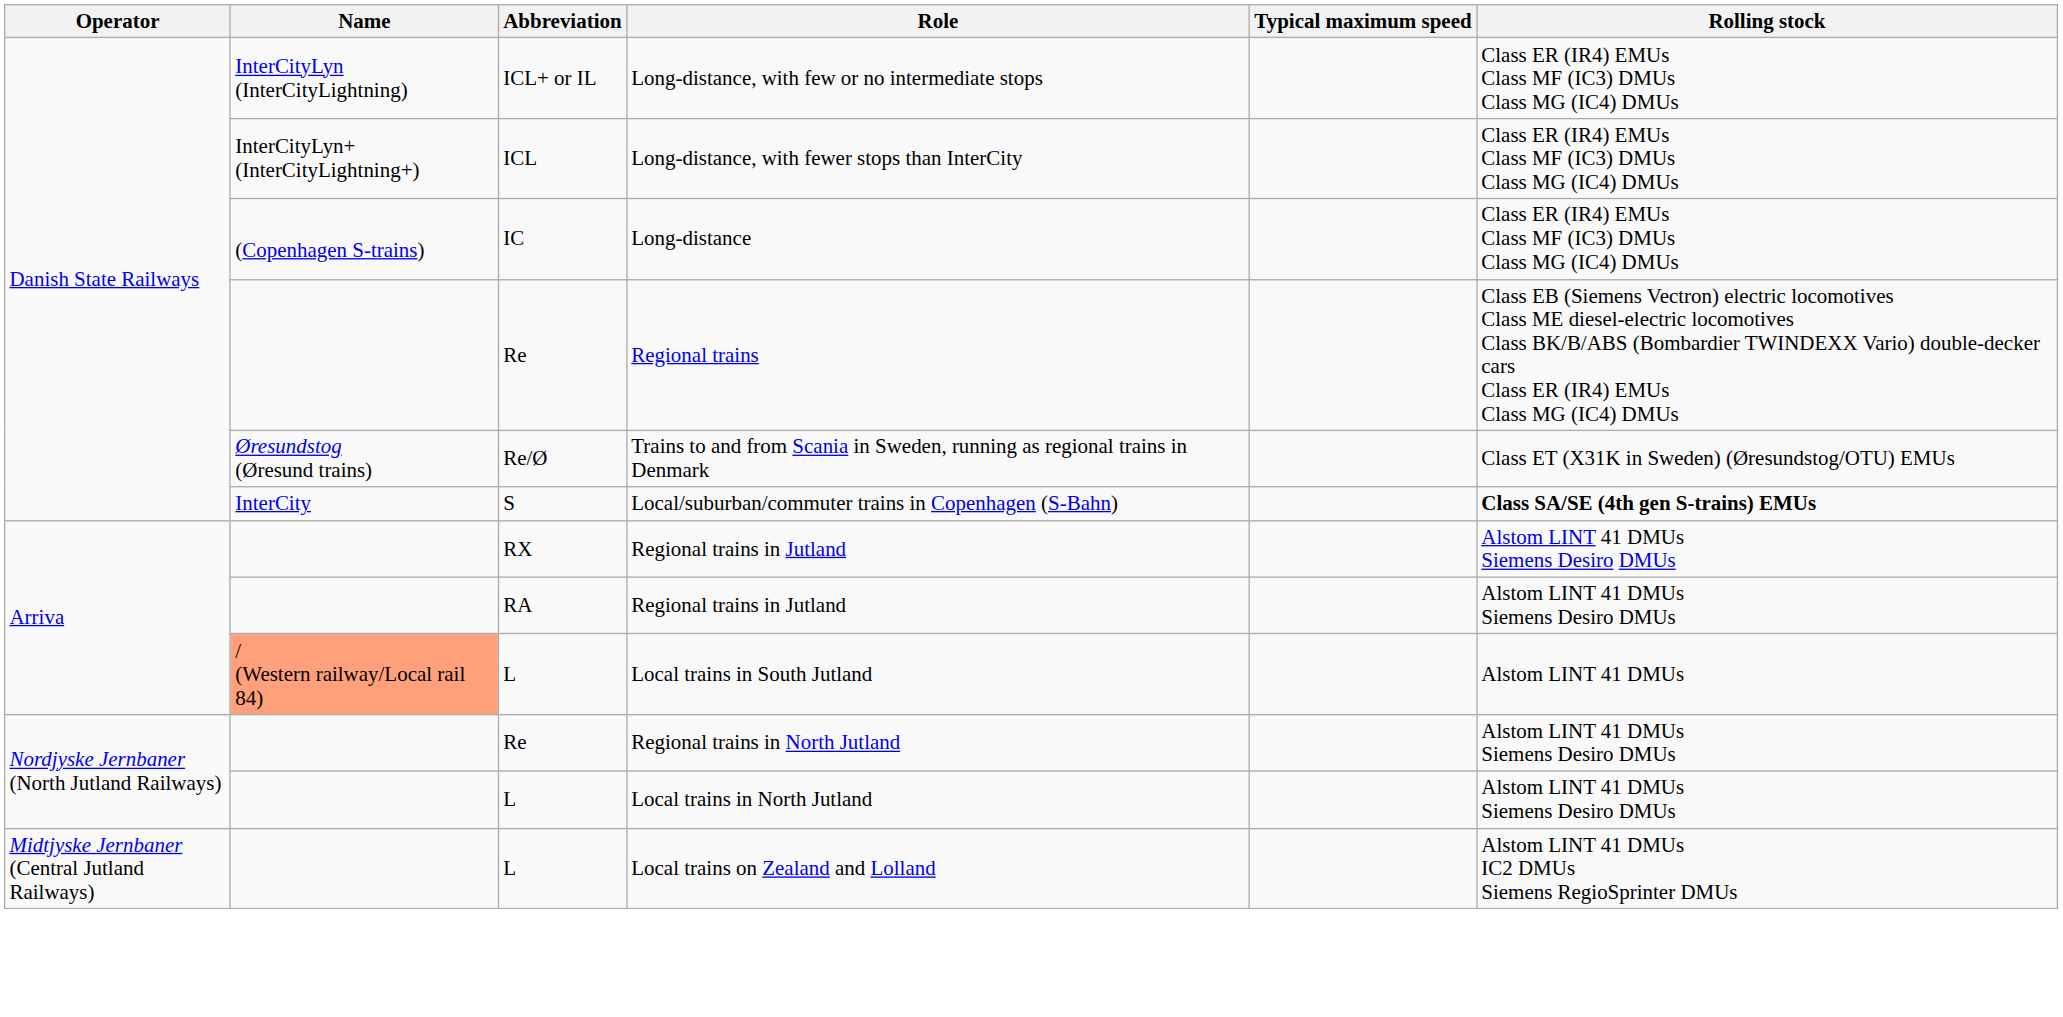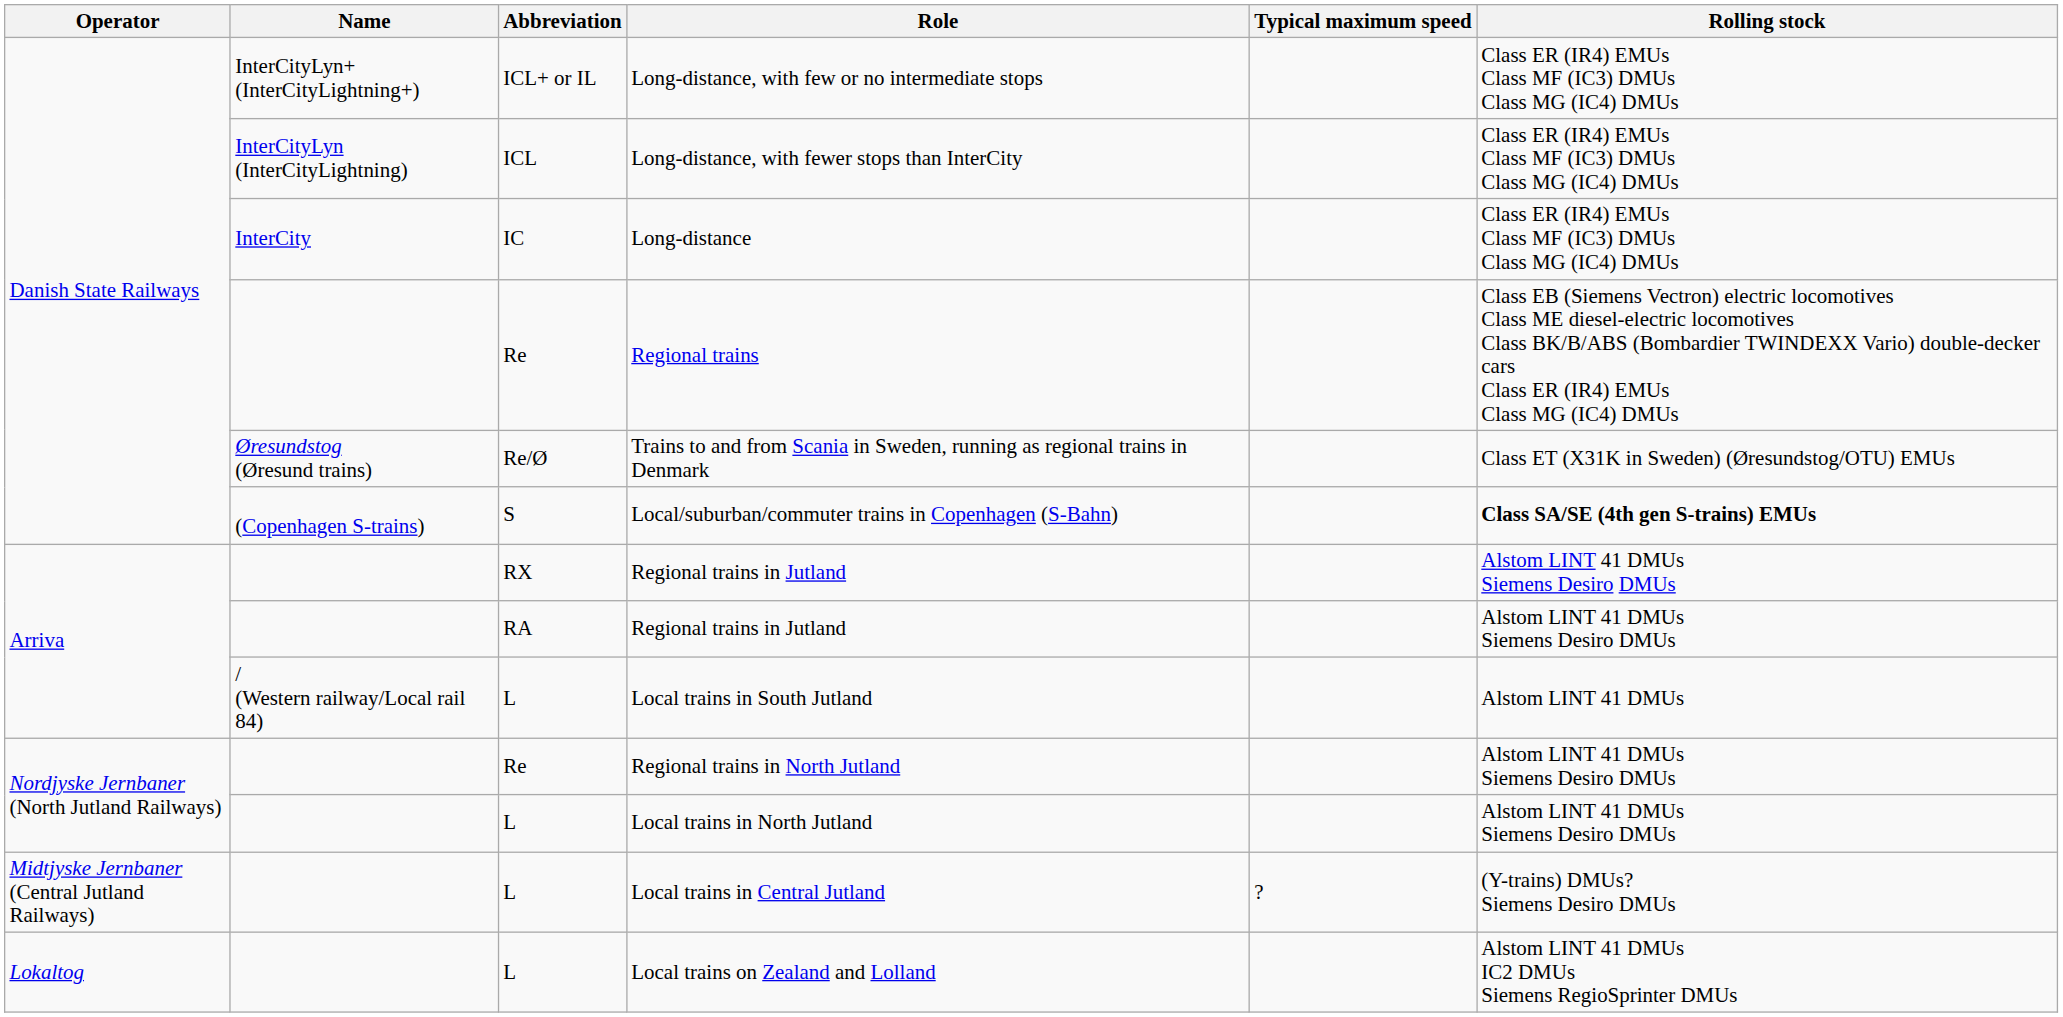(321, 77) InterCityLyn (InterCityLightning) -> (327, 77) InterCityLyn+ (InterCityLightning+)
(327, 158) InterCityLyn+ (InterCityLightning+) -> (321, 158) InterCityLyn (InterCityLightning)
(330, 250) (Copenhagen S-trains) -> (273, 238) InterCity
(273, 503) InterCity -> (330, 527) (Copenhagen S-trains)
(350, 673) lightsalmon background -> (350, 697) no background
+ row: (510, 891)
(96, 868) Midtjyske Jernbaner (Central Jutland Railways) -> (47, 972) Lokaltog
